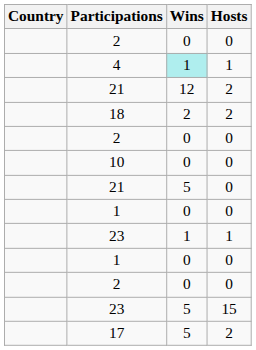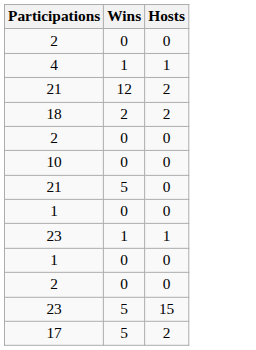- column: (36, 16)
(187, 65) paleturquoise background -> (124, 65) no background
